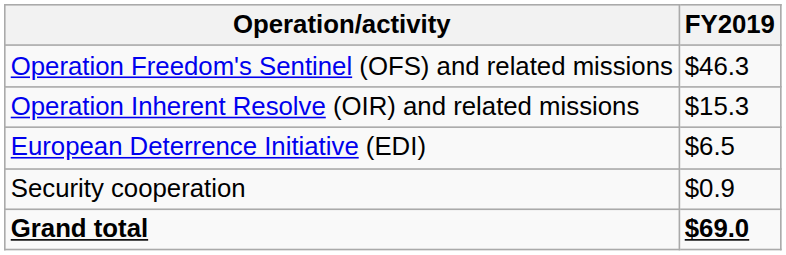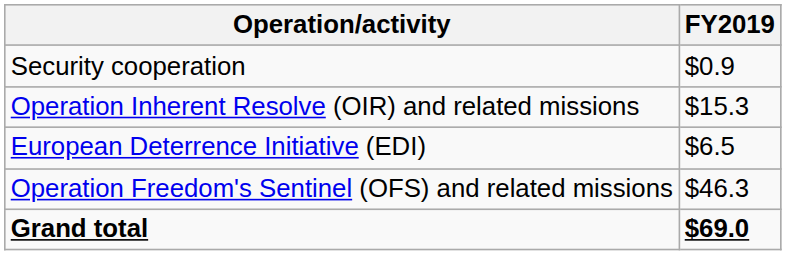rows swapped: (342, 65) <-> (128, 188)
